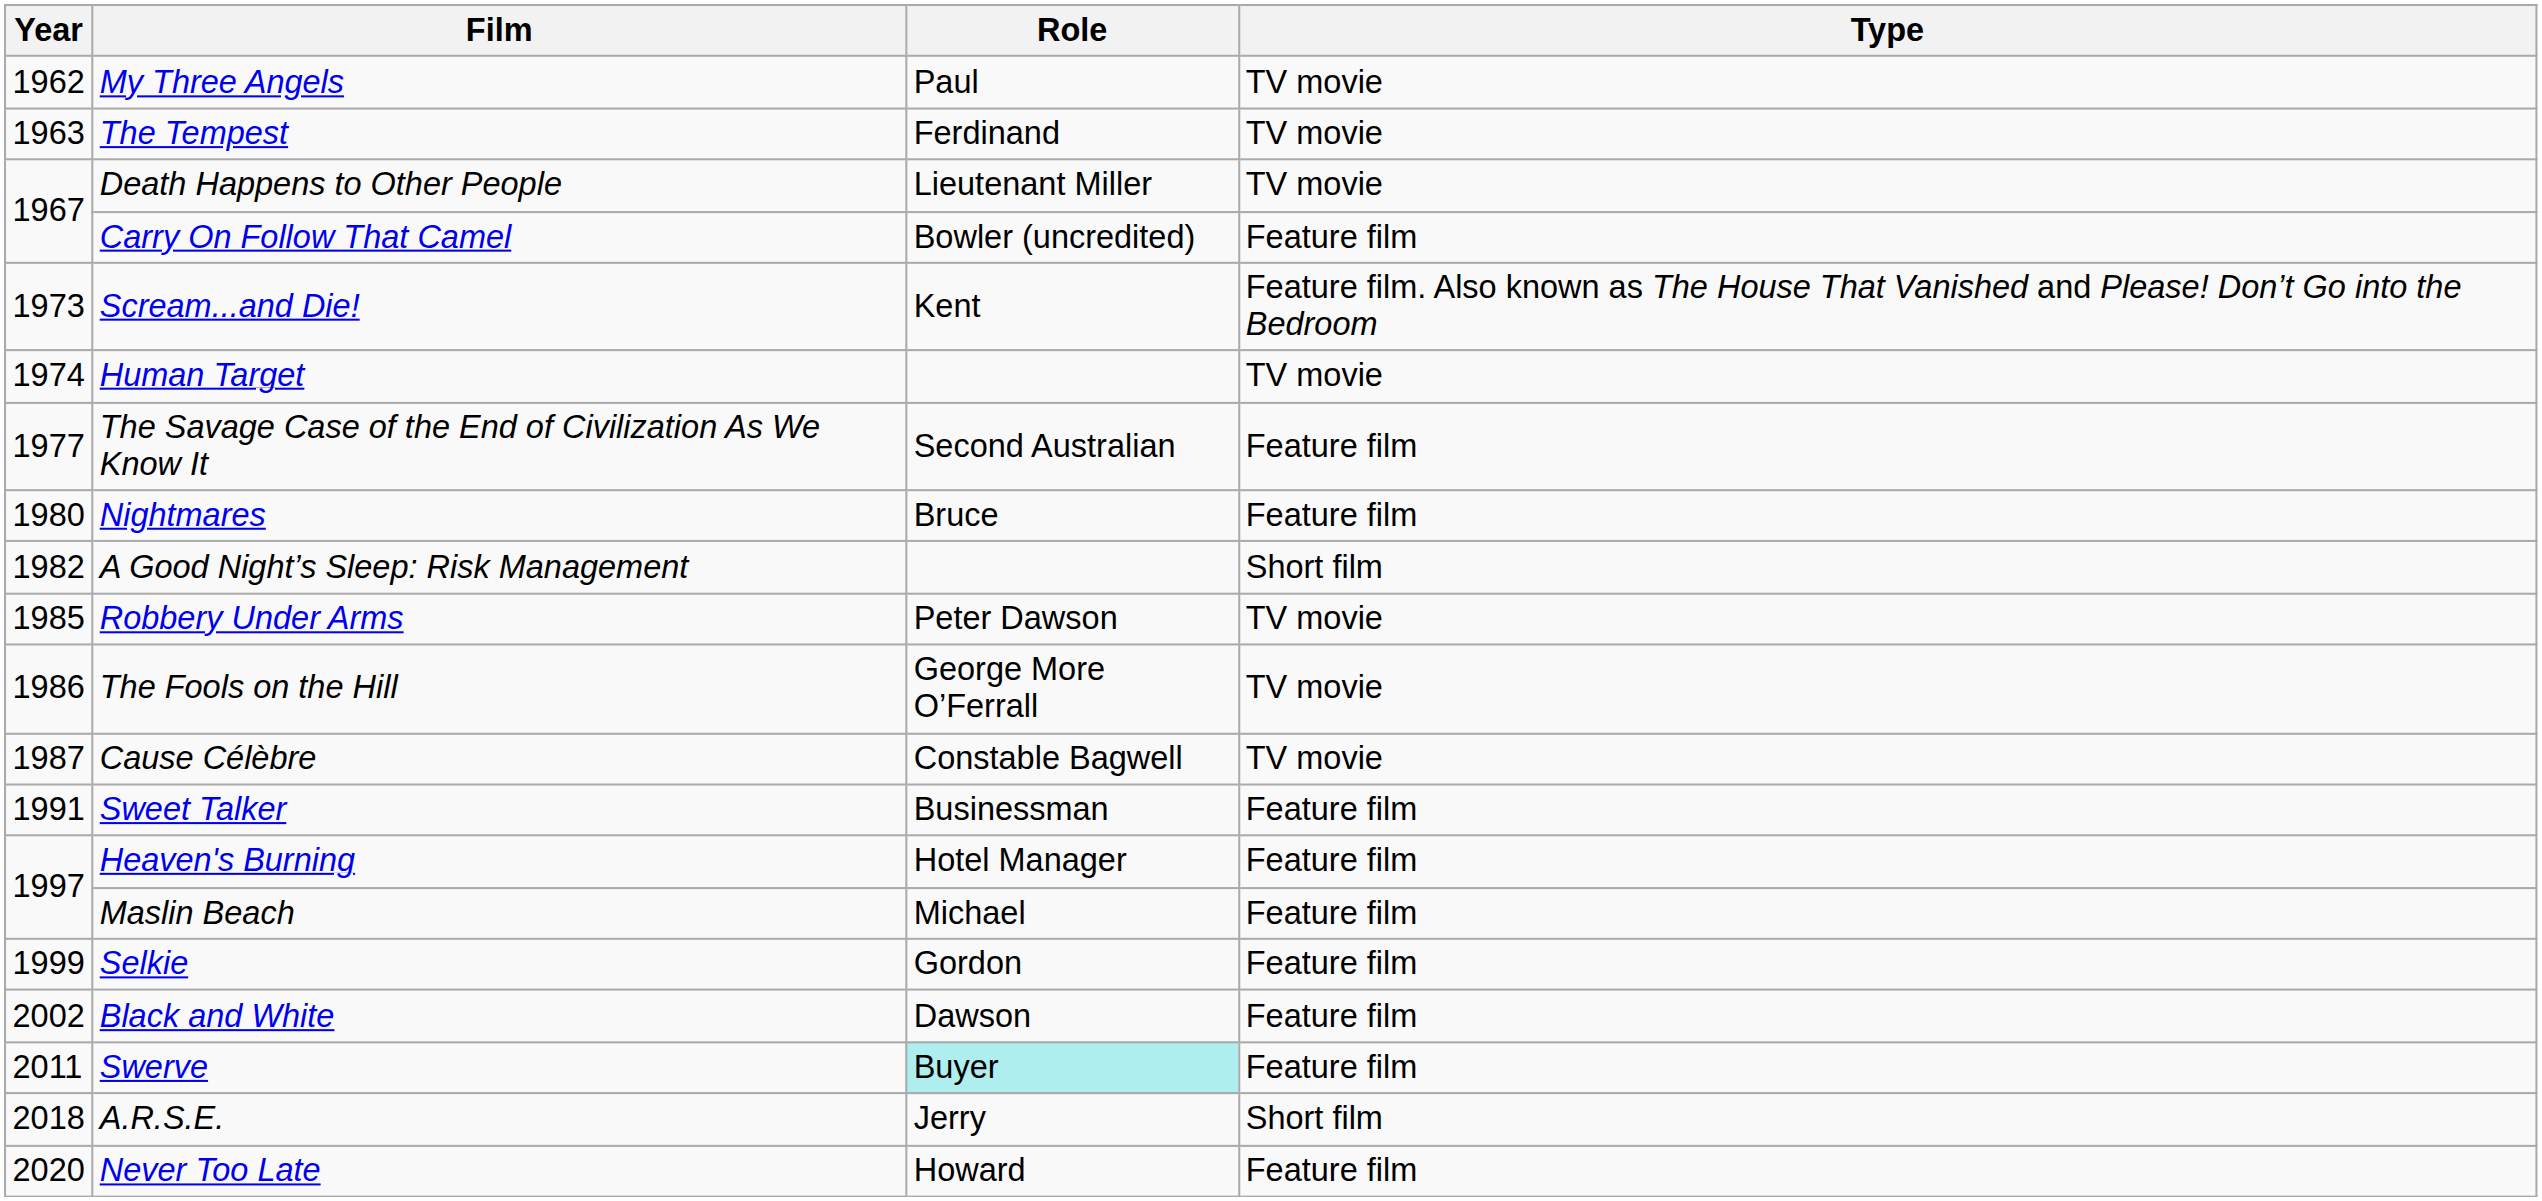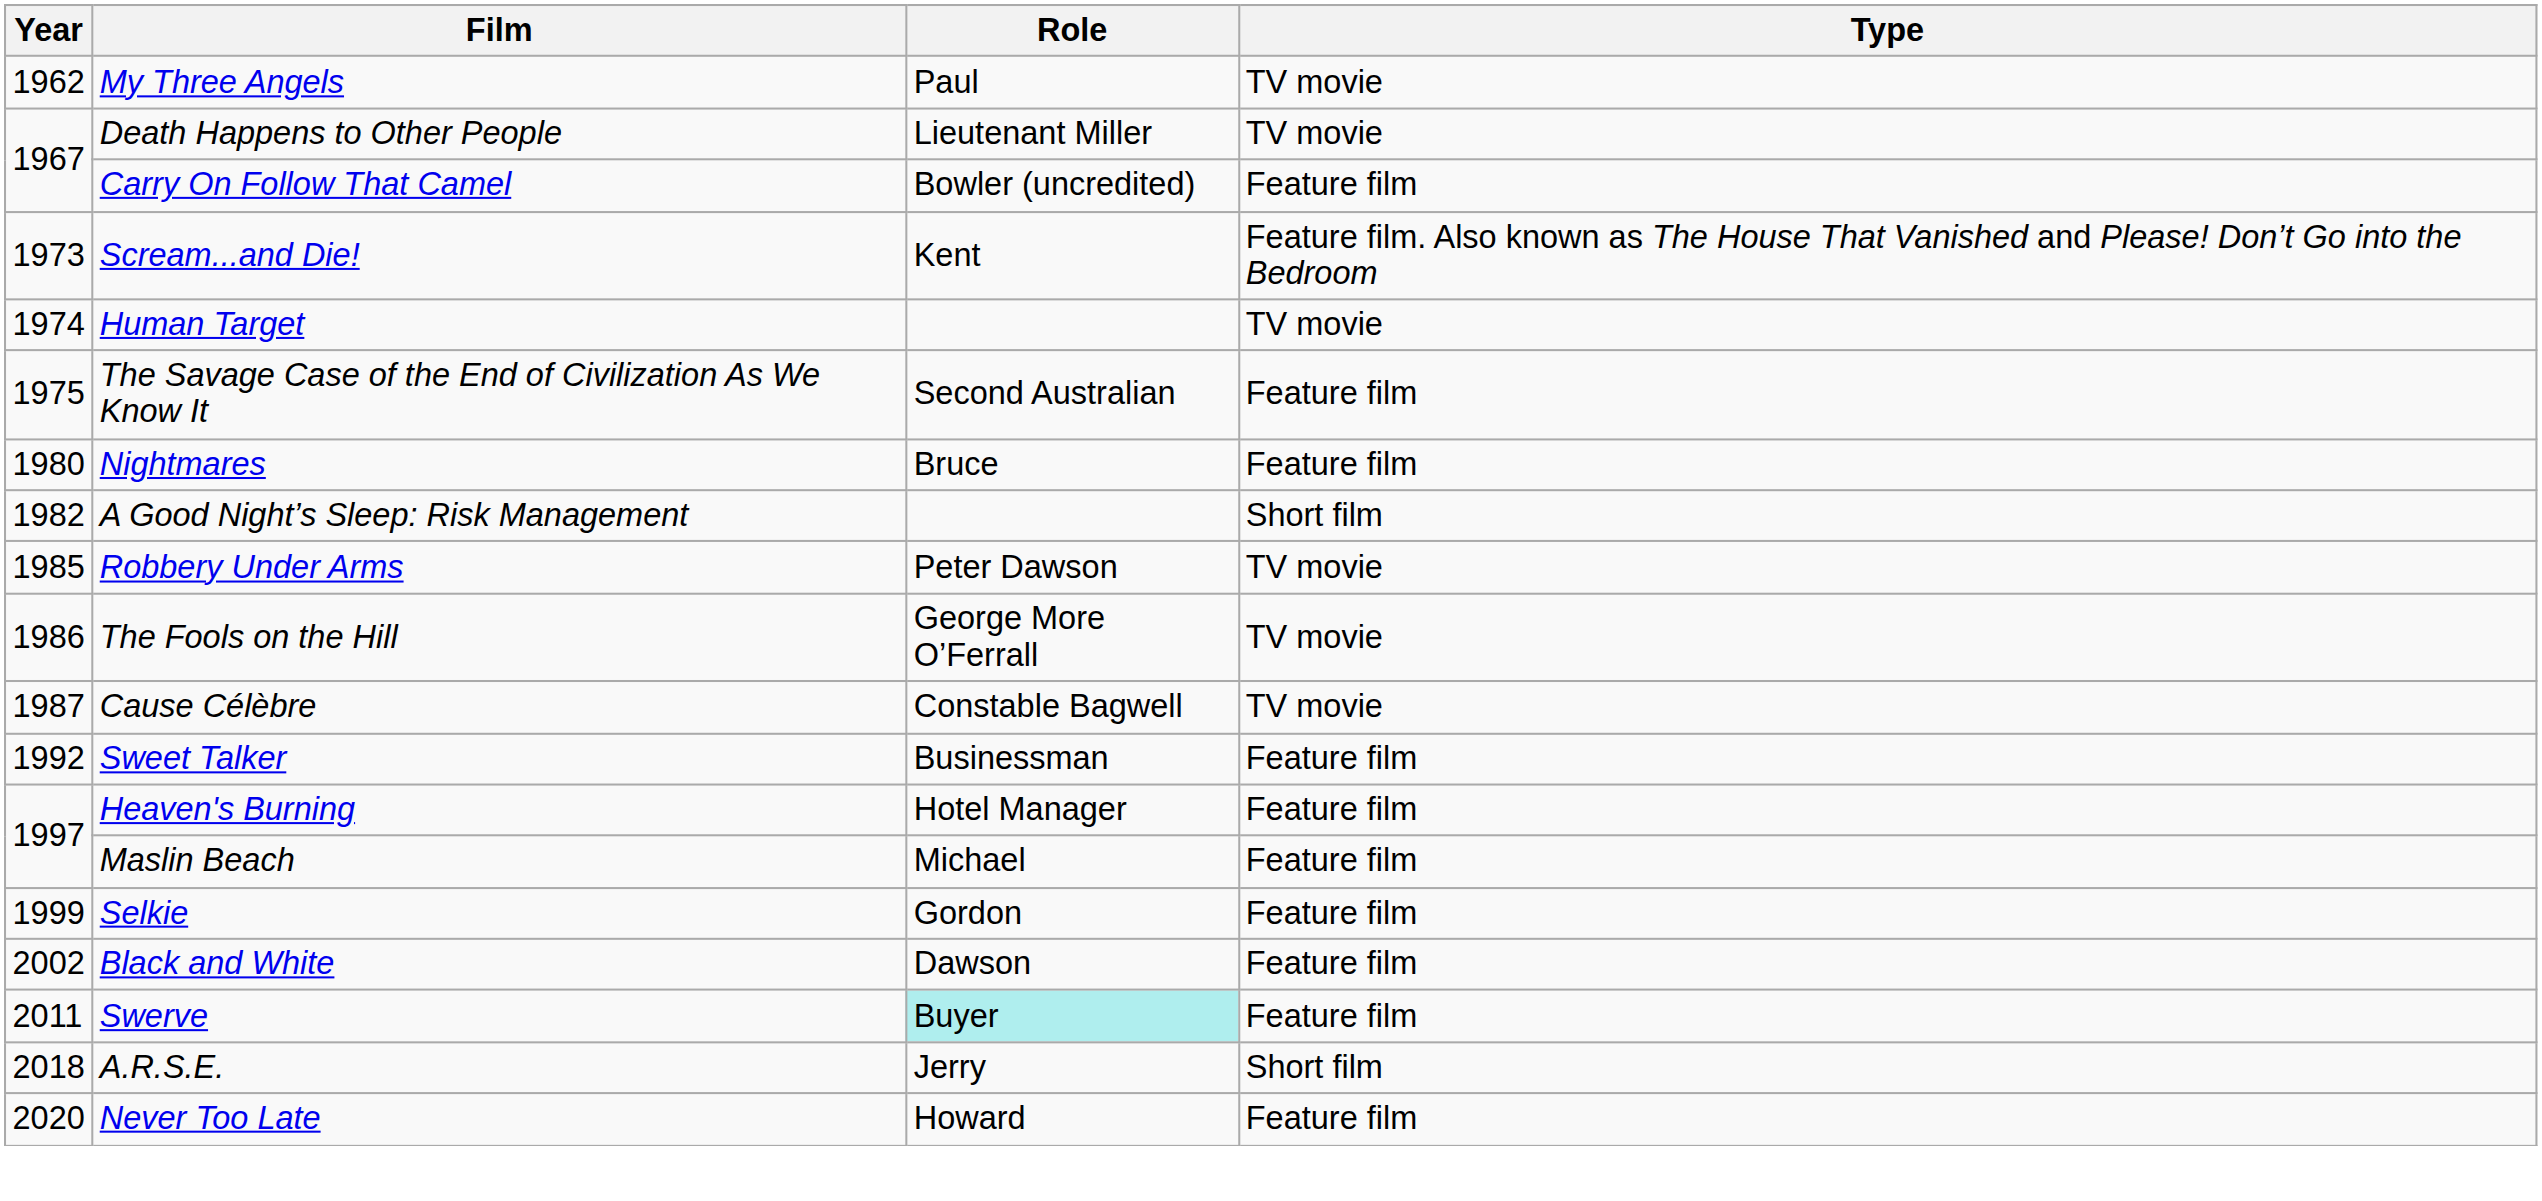- row: (194, 133)
(49, 445) 1977 -> (49, 394) 1975
(49, 809) 1991 -> (49, 758) 1992
